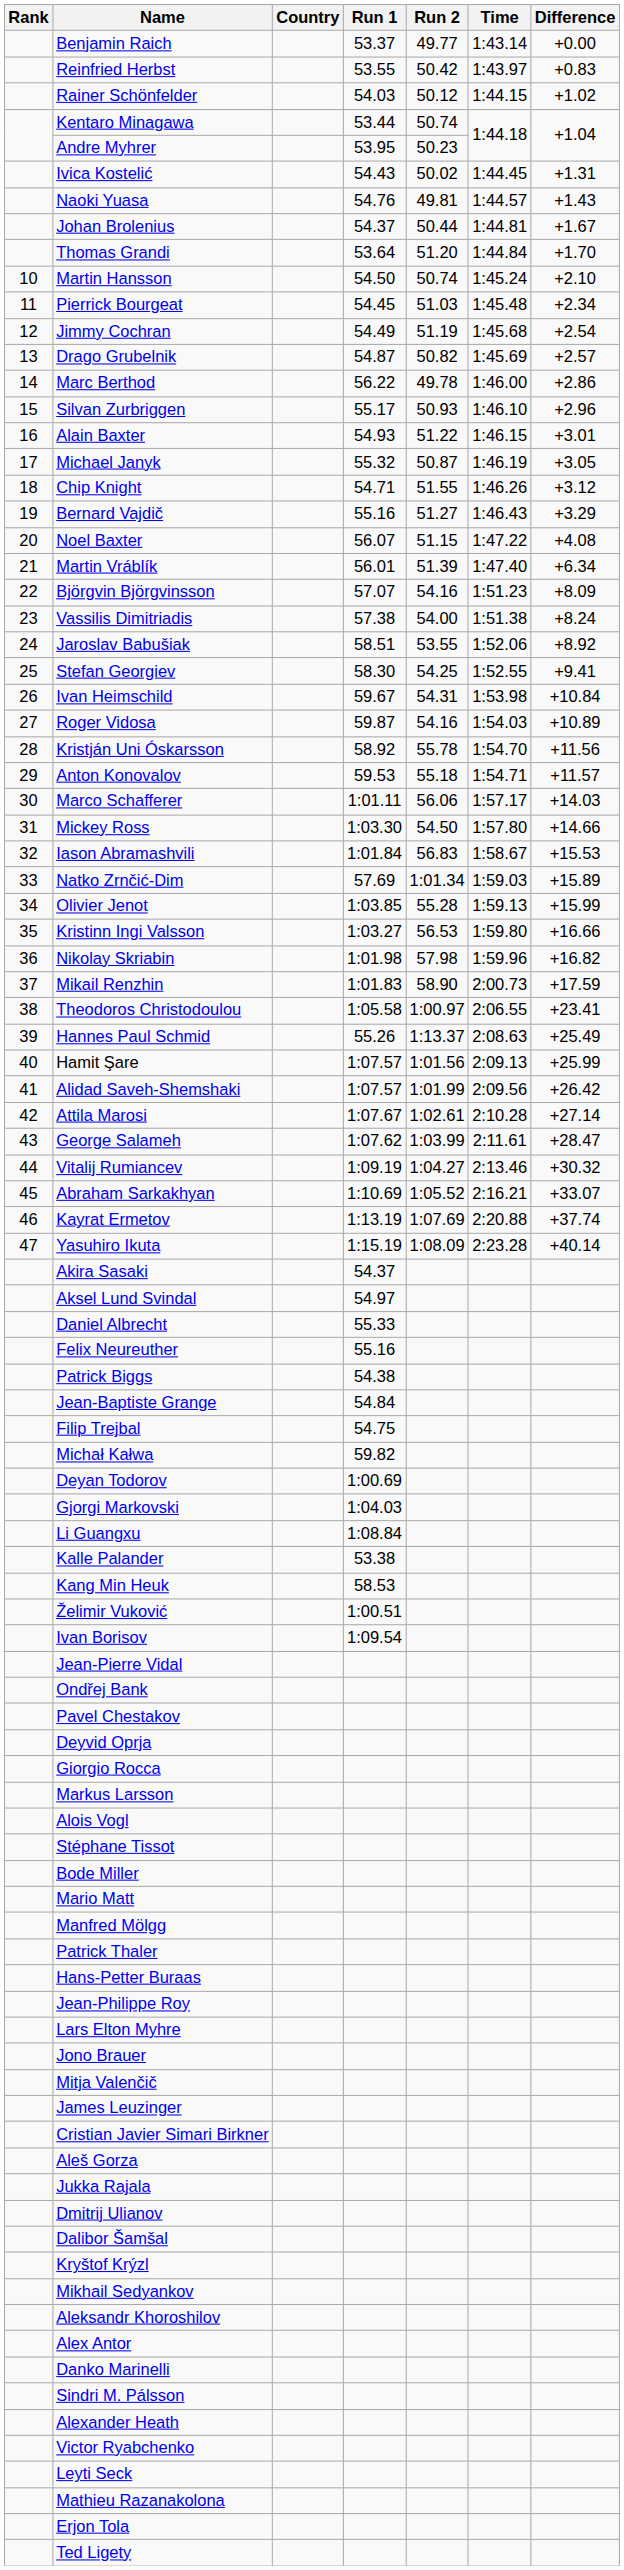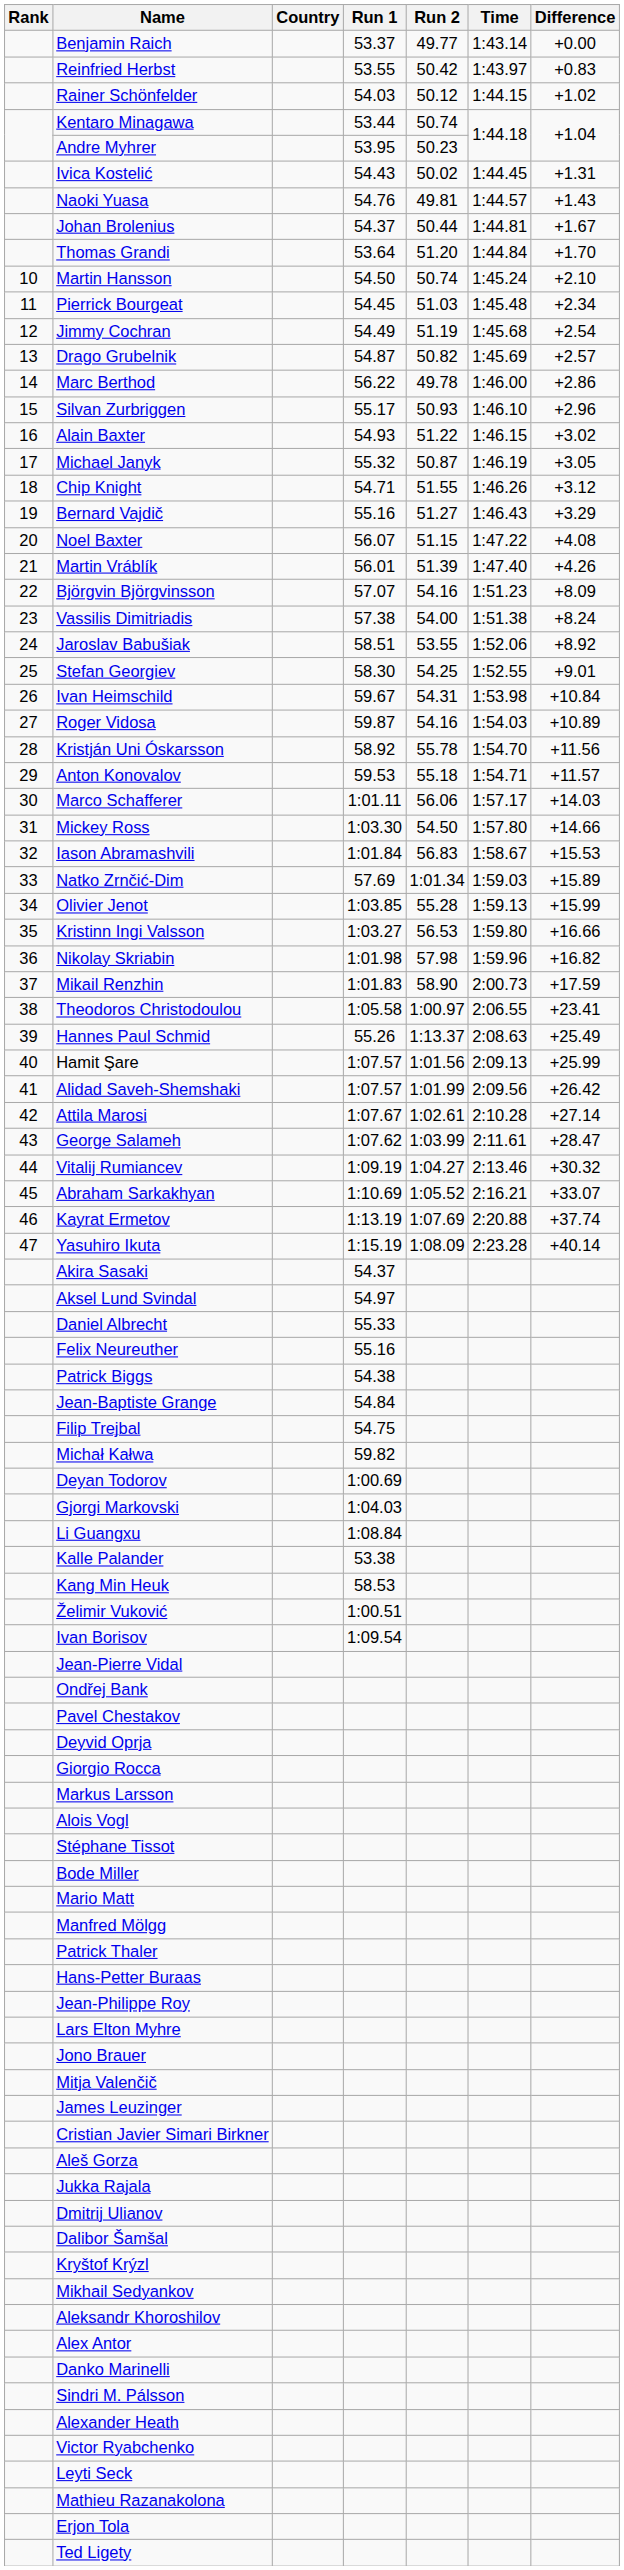(575, 435) +3.01 -> (575, 435) +3.02
(575, 566) +6.34 -> (575, 566) +4.26
(575, 670) +9.41 -> (575, 670) +9.01
